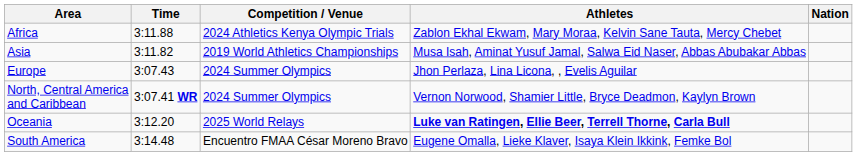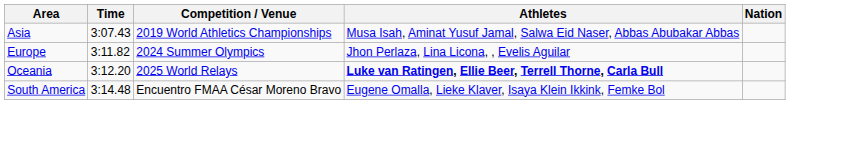- row: (22, 33)
(154, 52) 3:11.82 -> (111, 33) 3:07.43
(154, 71) 3:07.43 -> (110, 52) 3:11.82
- row: (68, 96)
